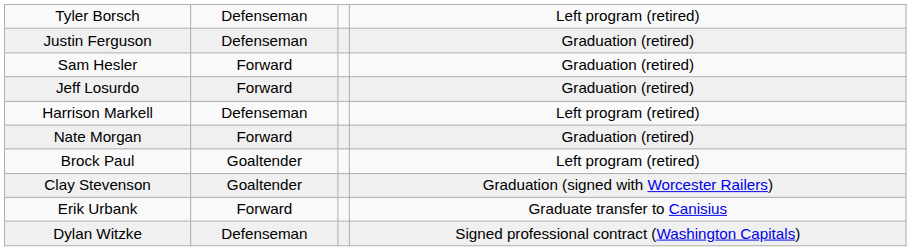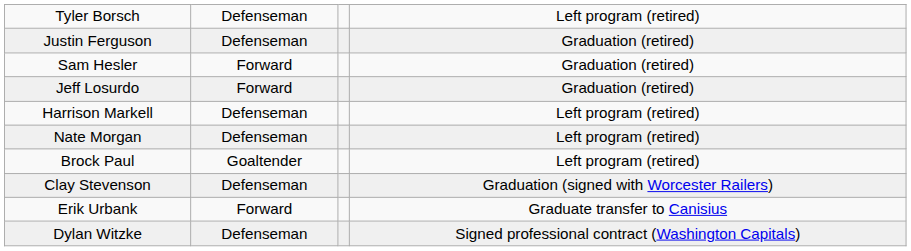(264, 137) Forward -> (264, 137) Defenseman
(628, 137) Graduation (retired) -> (628, 137) Left program (retired)
(264, 185) Goaltender -> (264, 185) Defenseman
